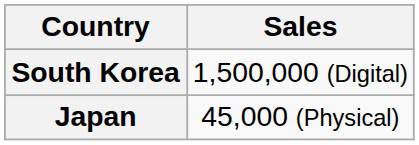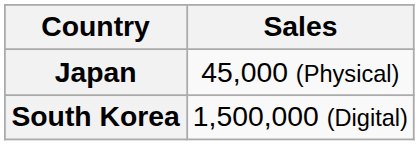rows swapped: (96, 71) <-> (96, 116)
